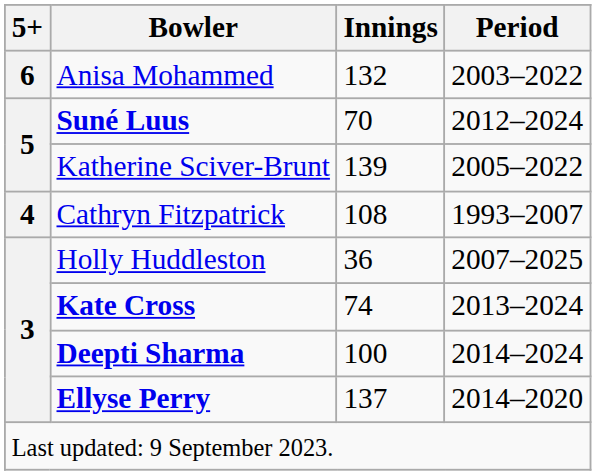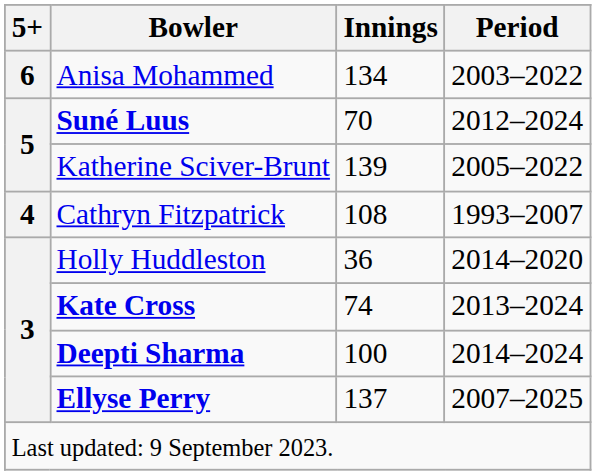(365, 74) 132 -> (365, 74) 134
(517, 259) 2007–2025 -> (517, 259) 2014–2020
(517, 399) 2014–2020 -> (517, 399) 2007–2025
